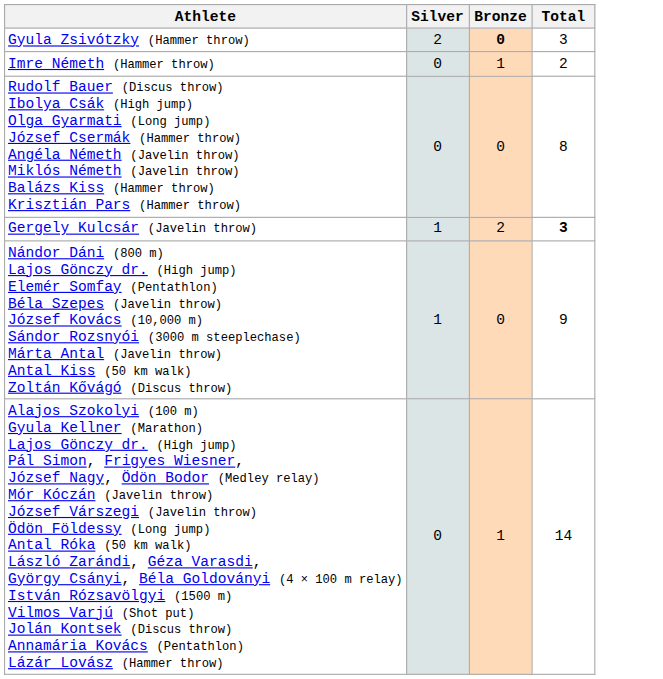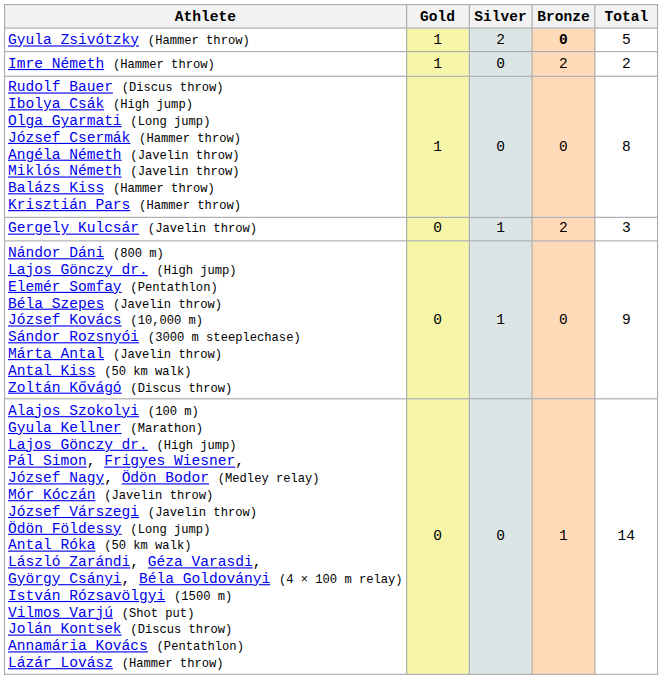+ column: (438, 16)
(563, 40) 3 -> (626, 40) 5
(501, 64) 1 -> (563, 64) 2
(563, 229) bold -> (626, 229) normal
